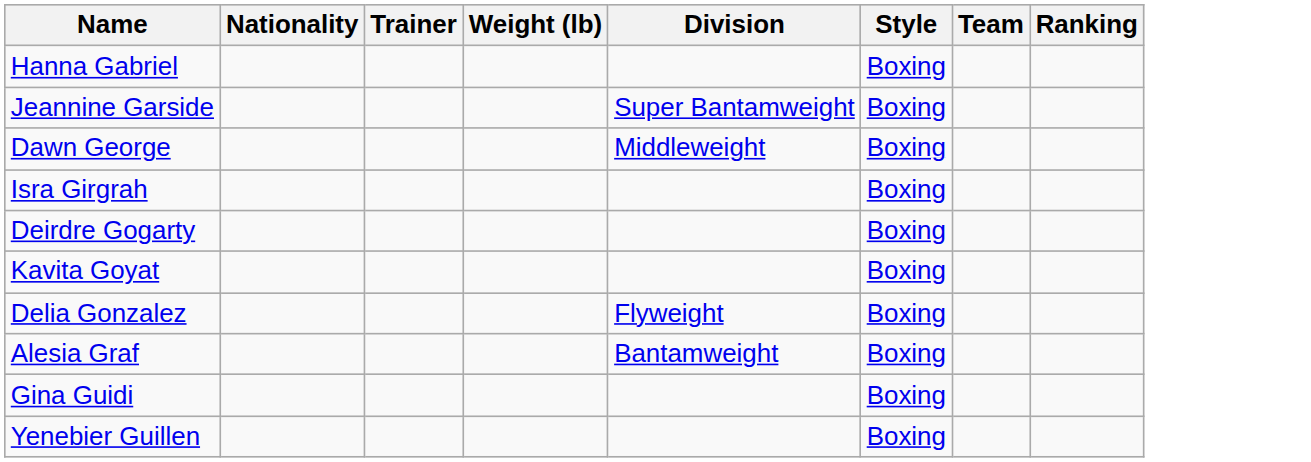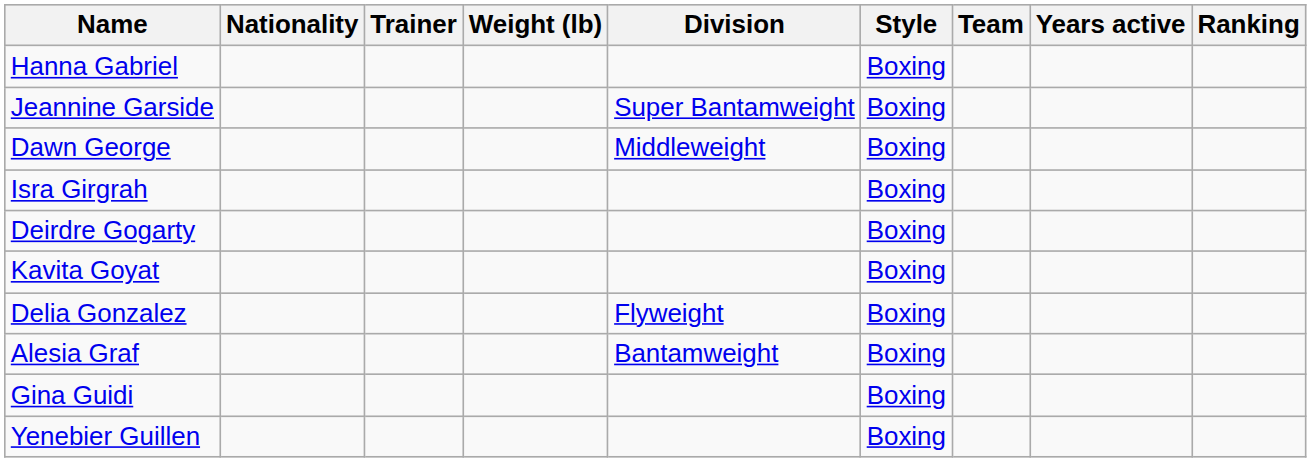+ column: (1111, 25)
